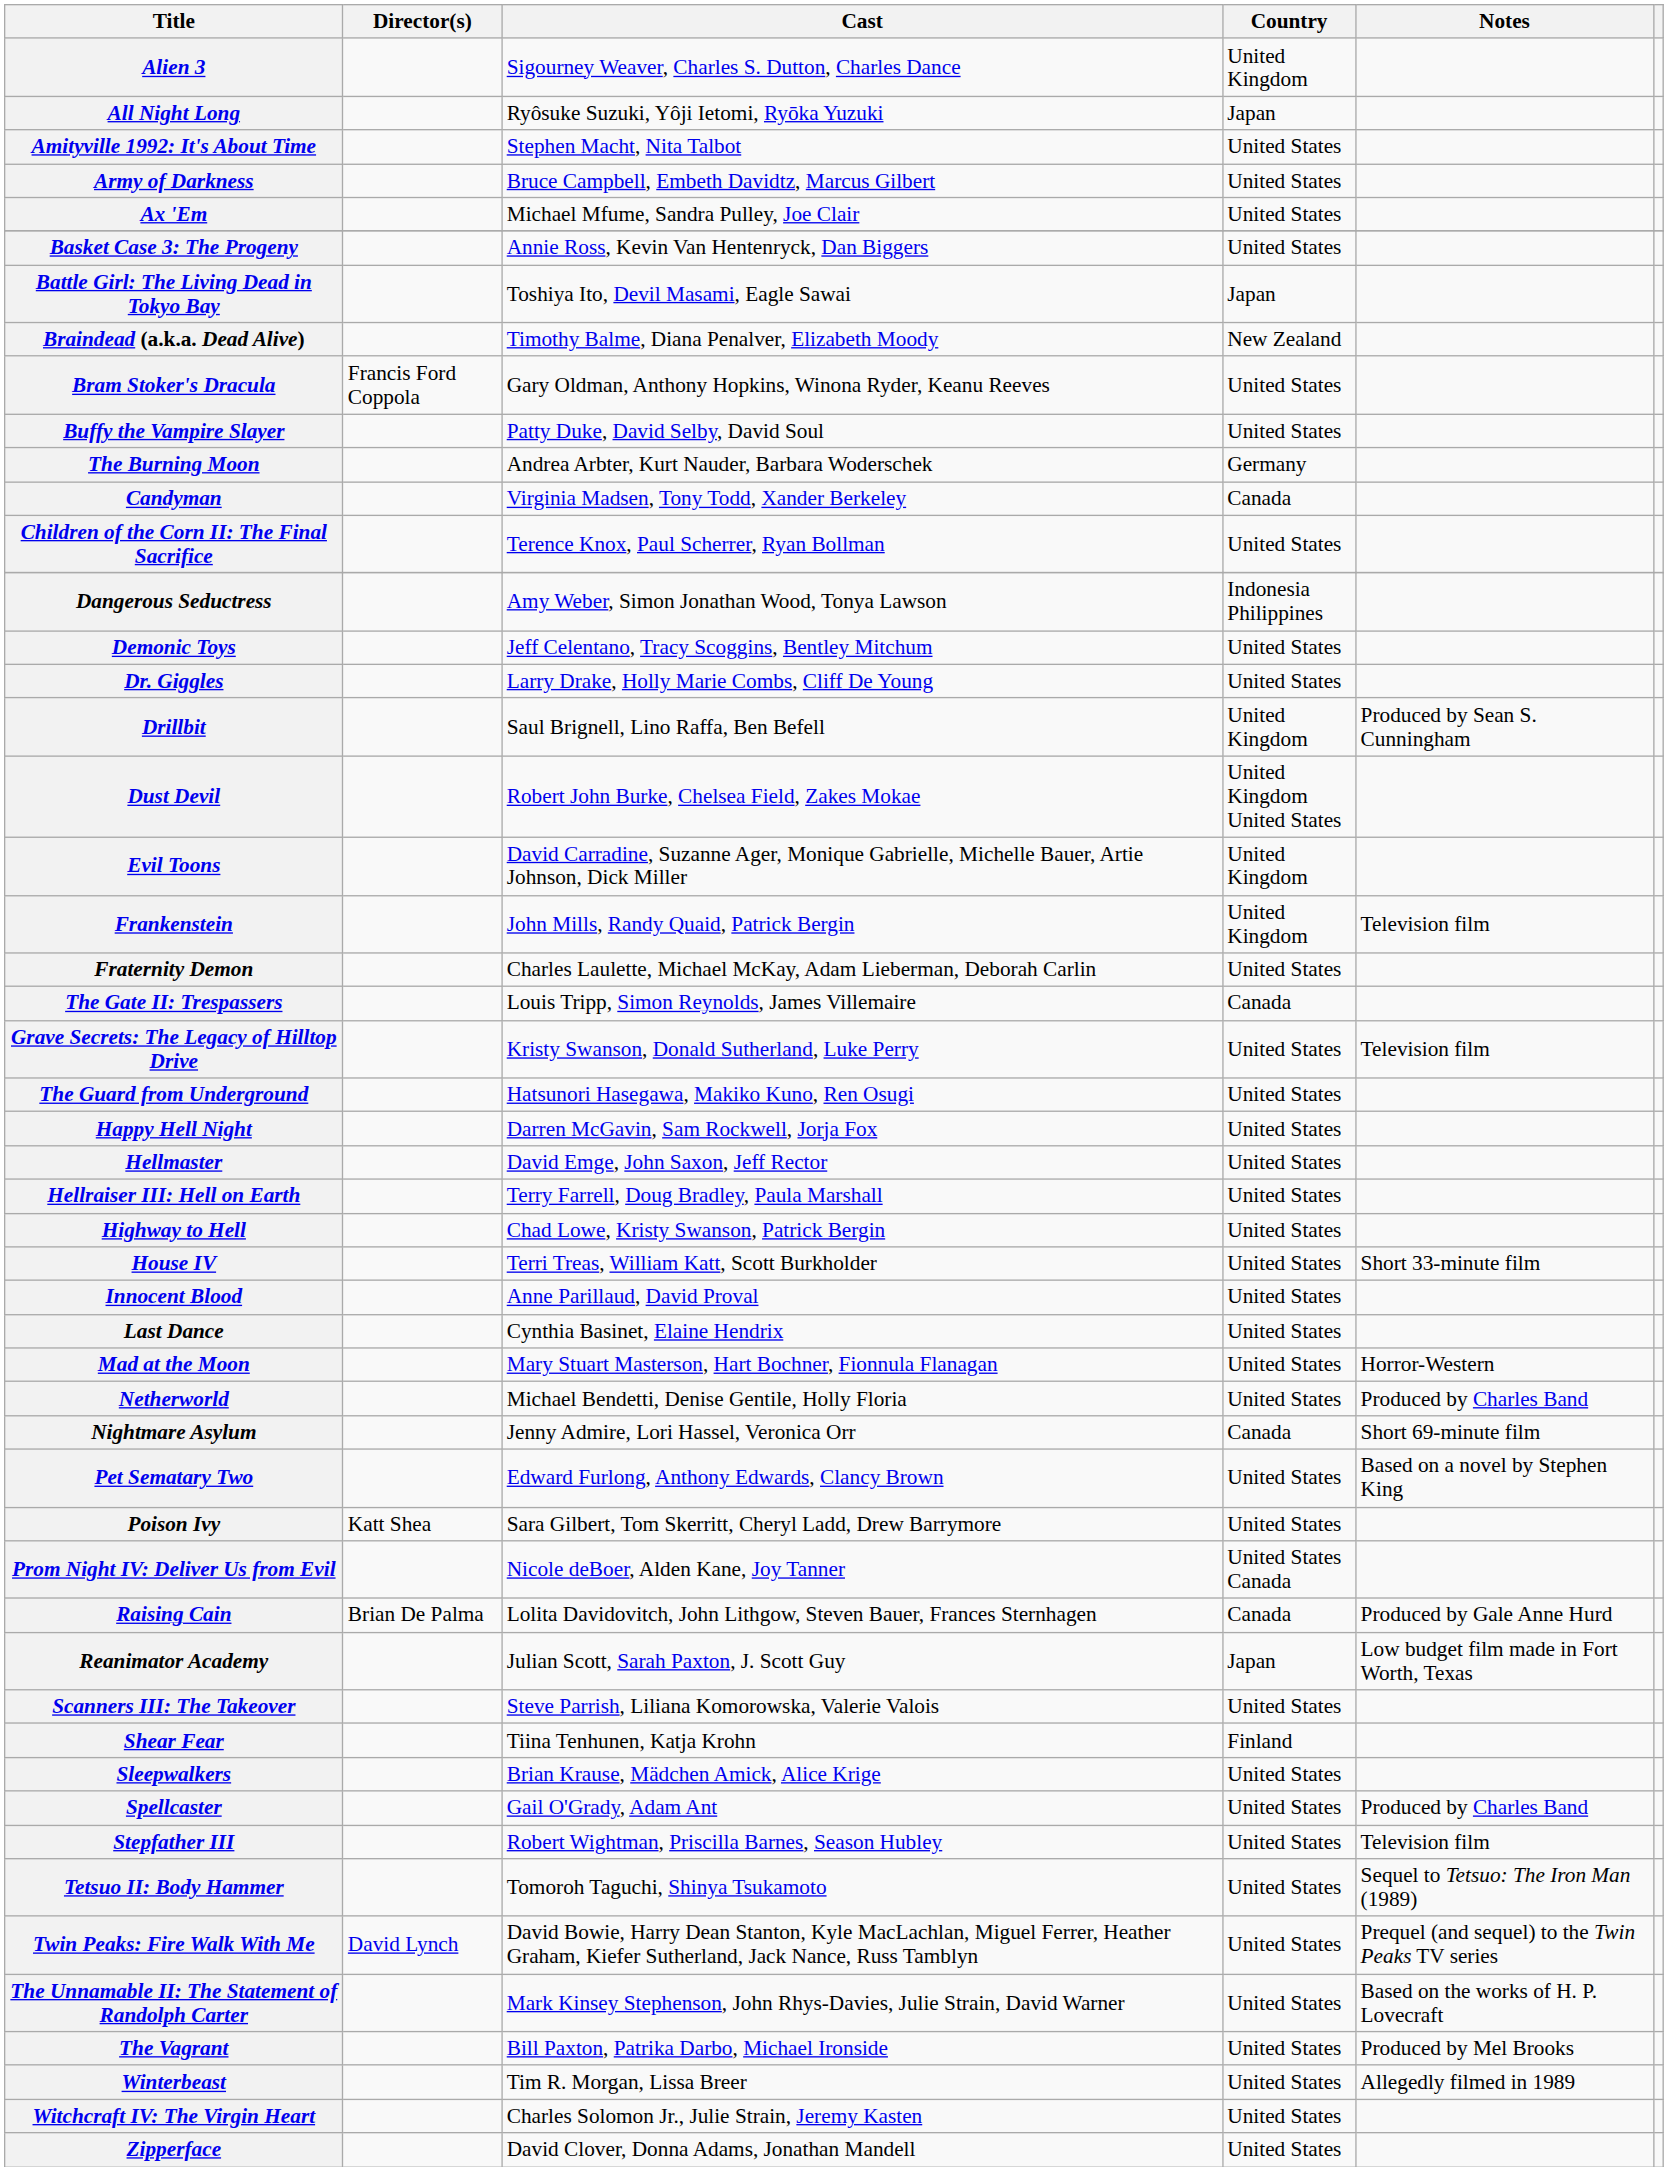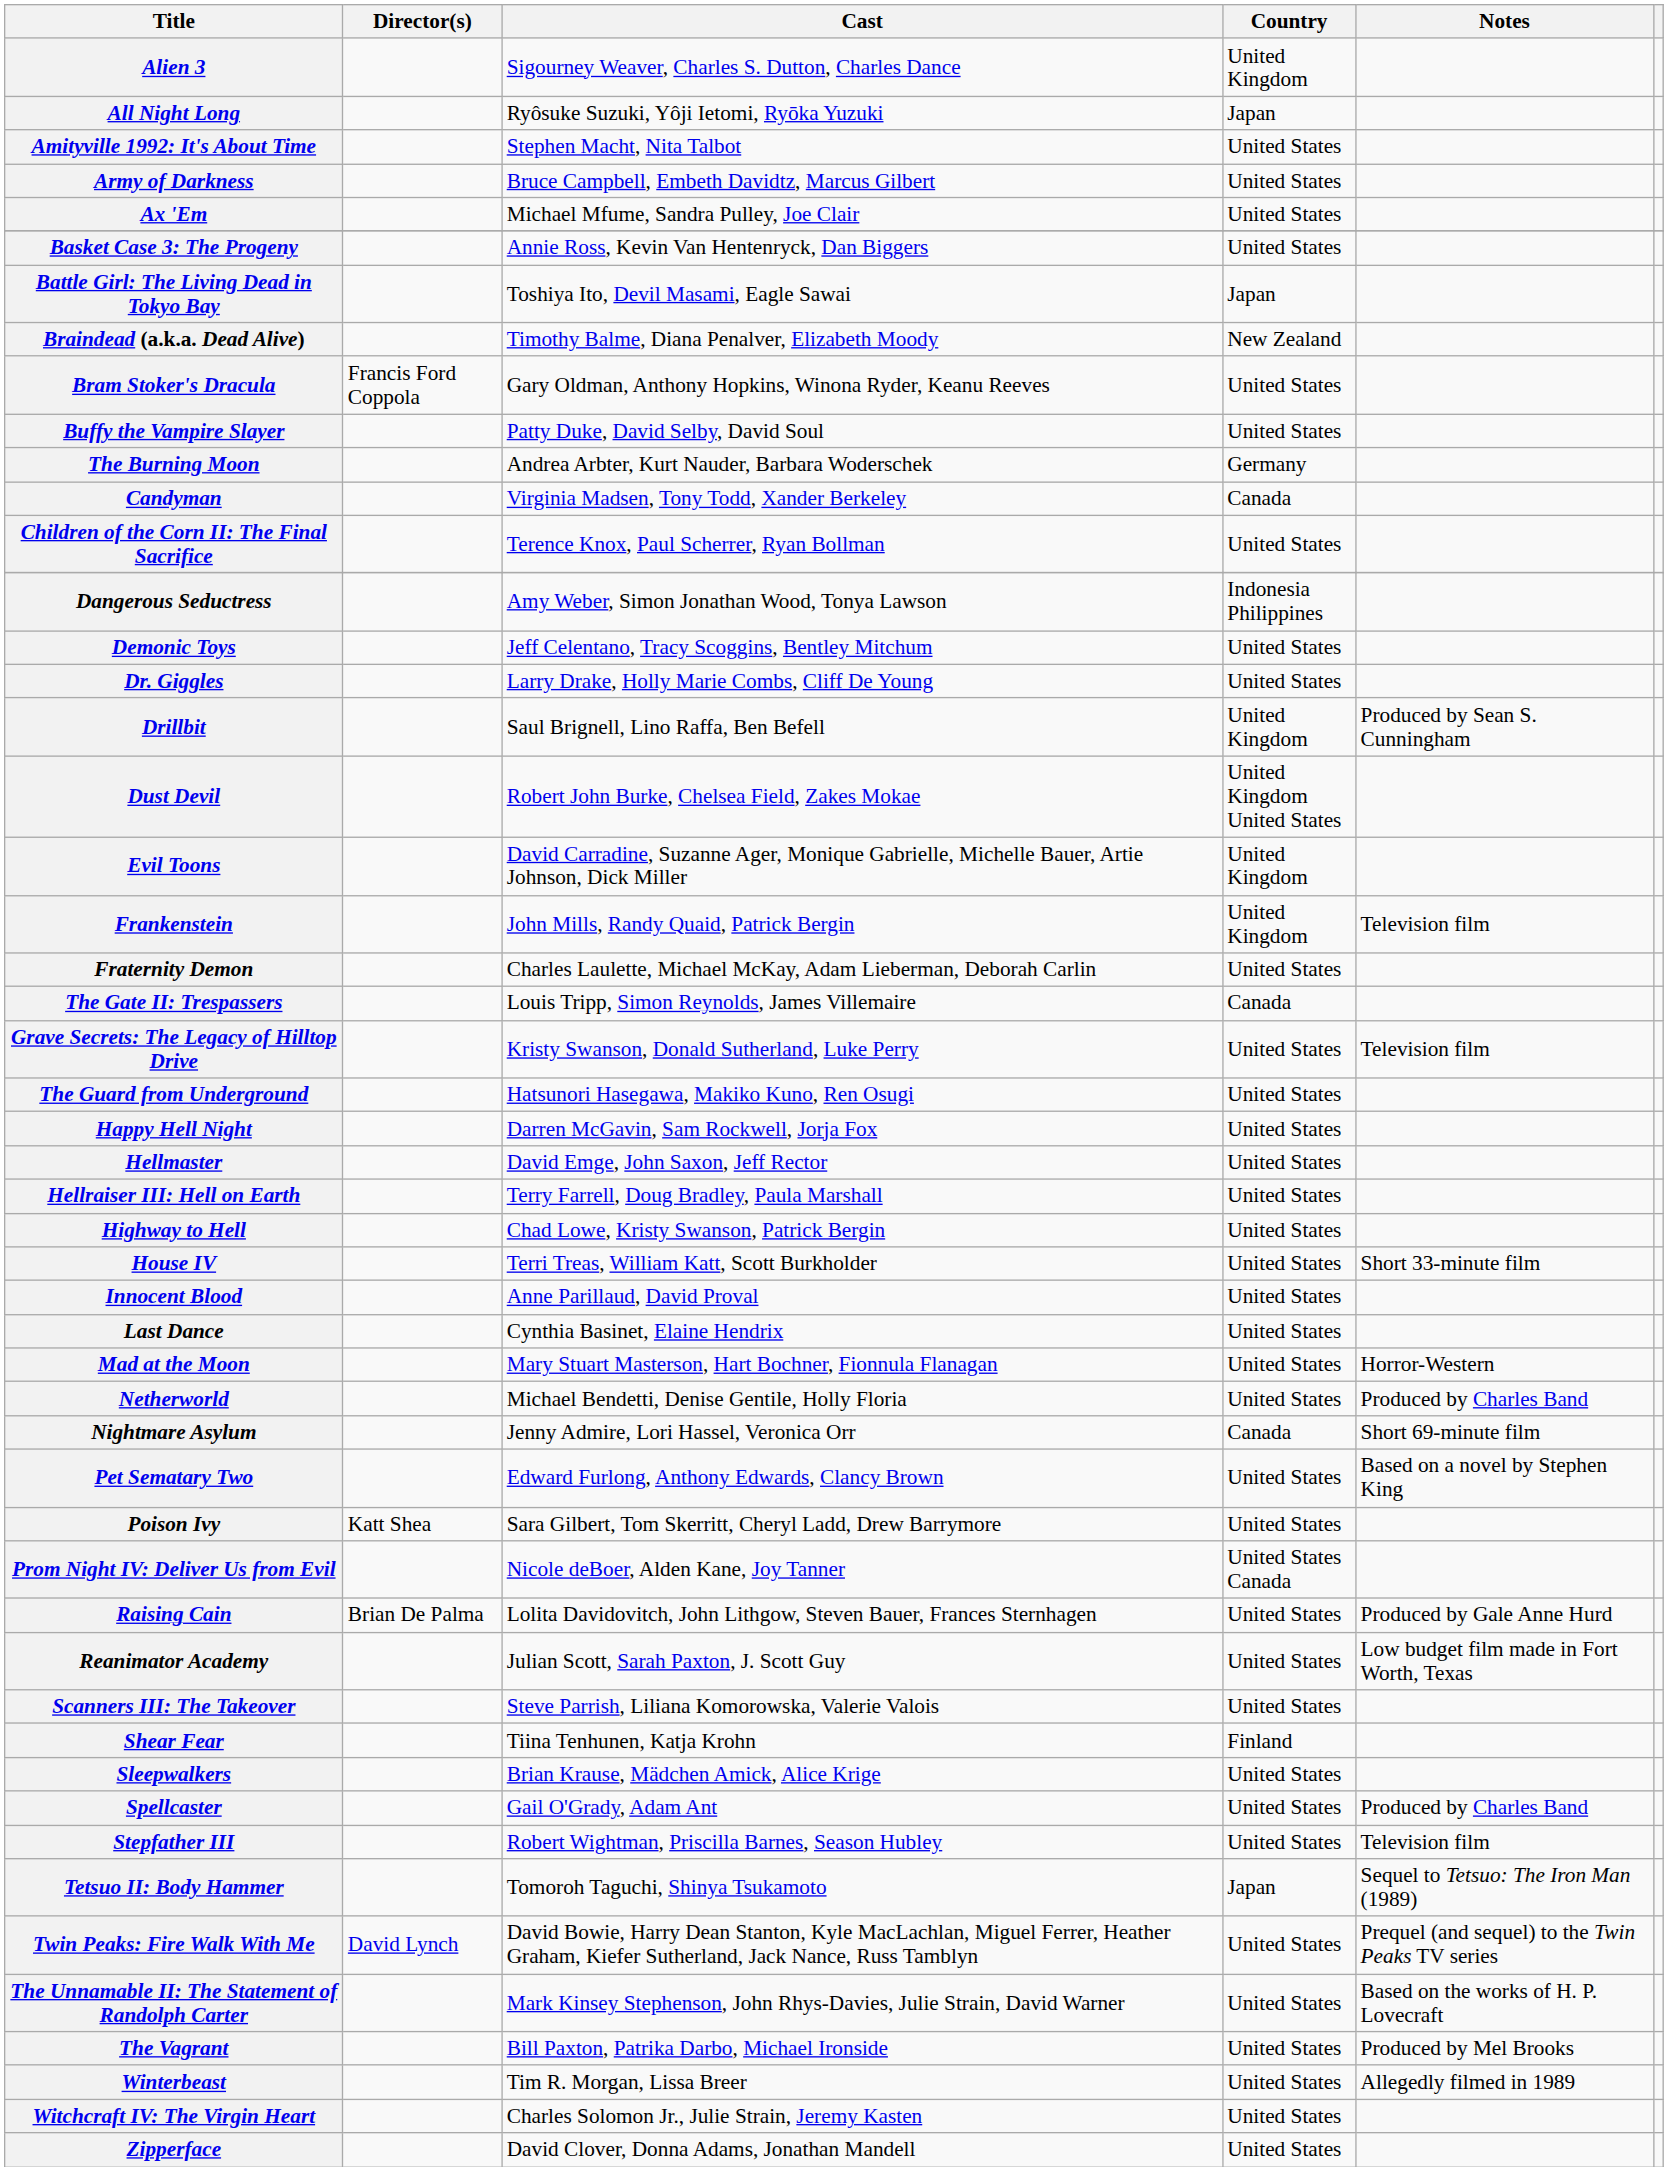(1259, 1615) Canada -> (1284, 1615) United States
(1252, 1660) Japan -> (1284, 1660) United States
(1284, 1887) United States -> (1252, 1887) Japan
